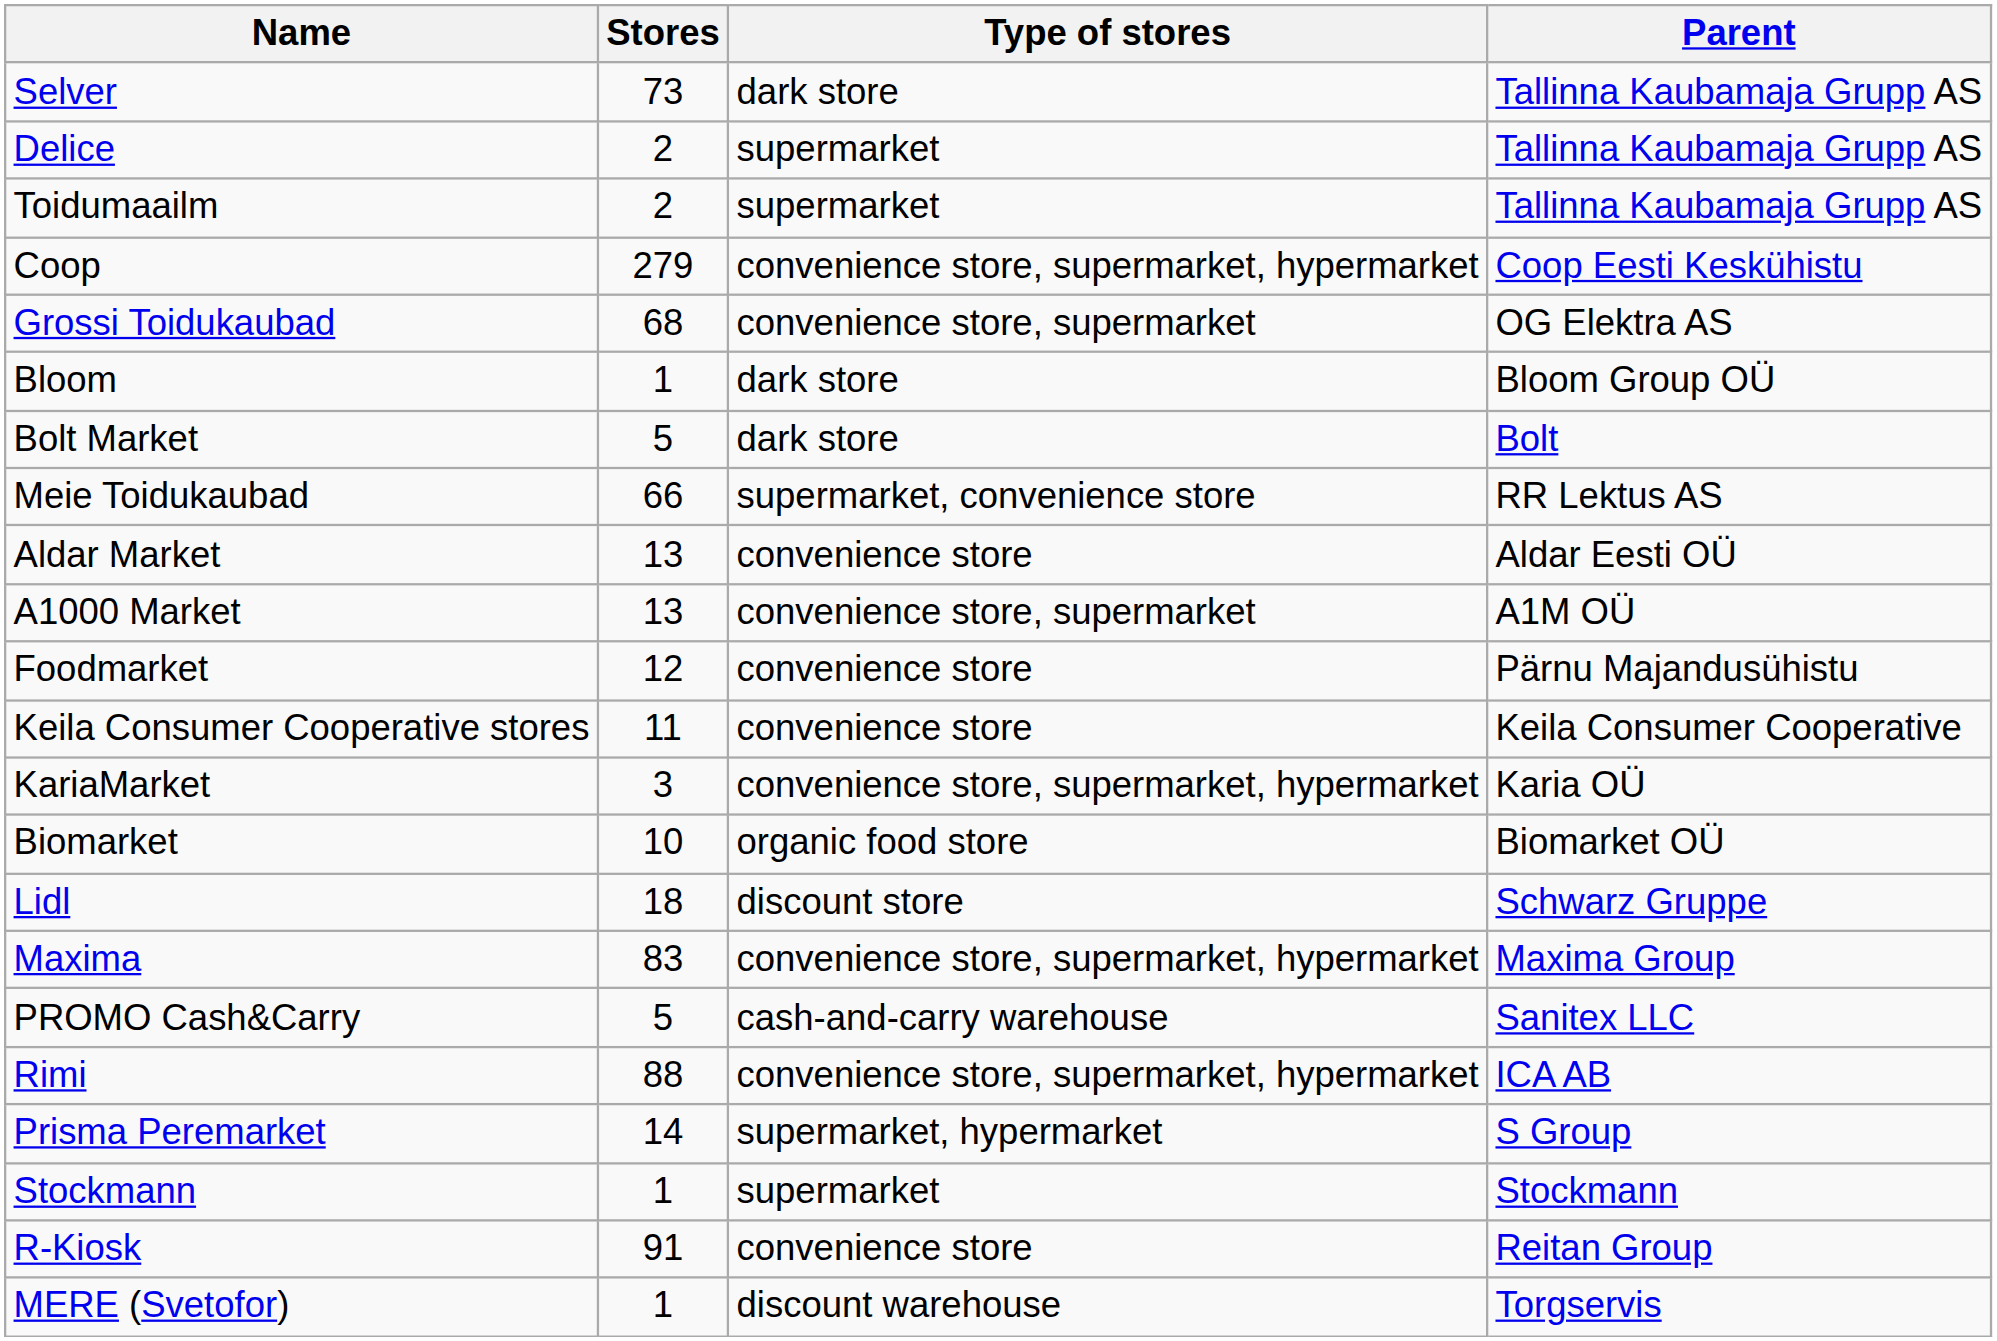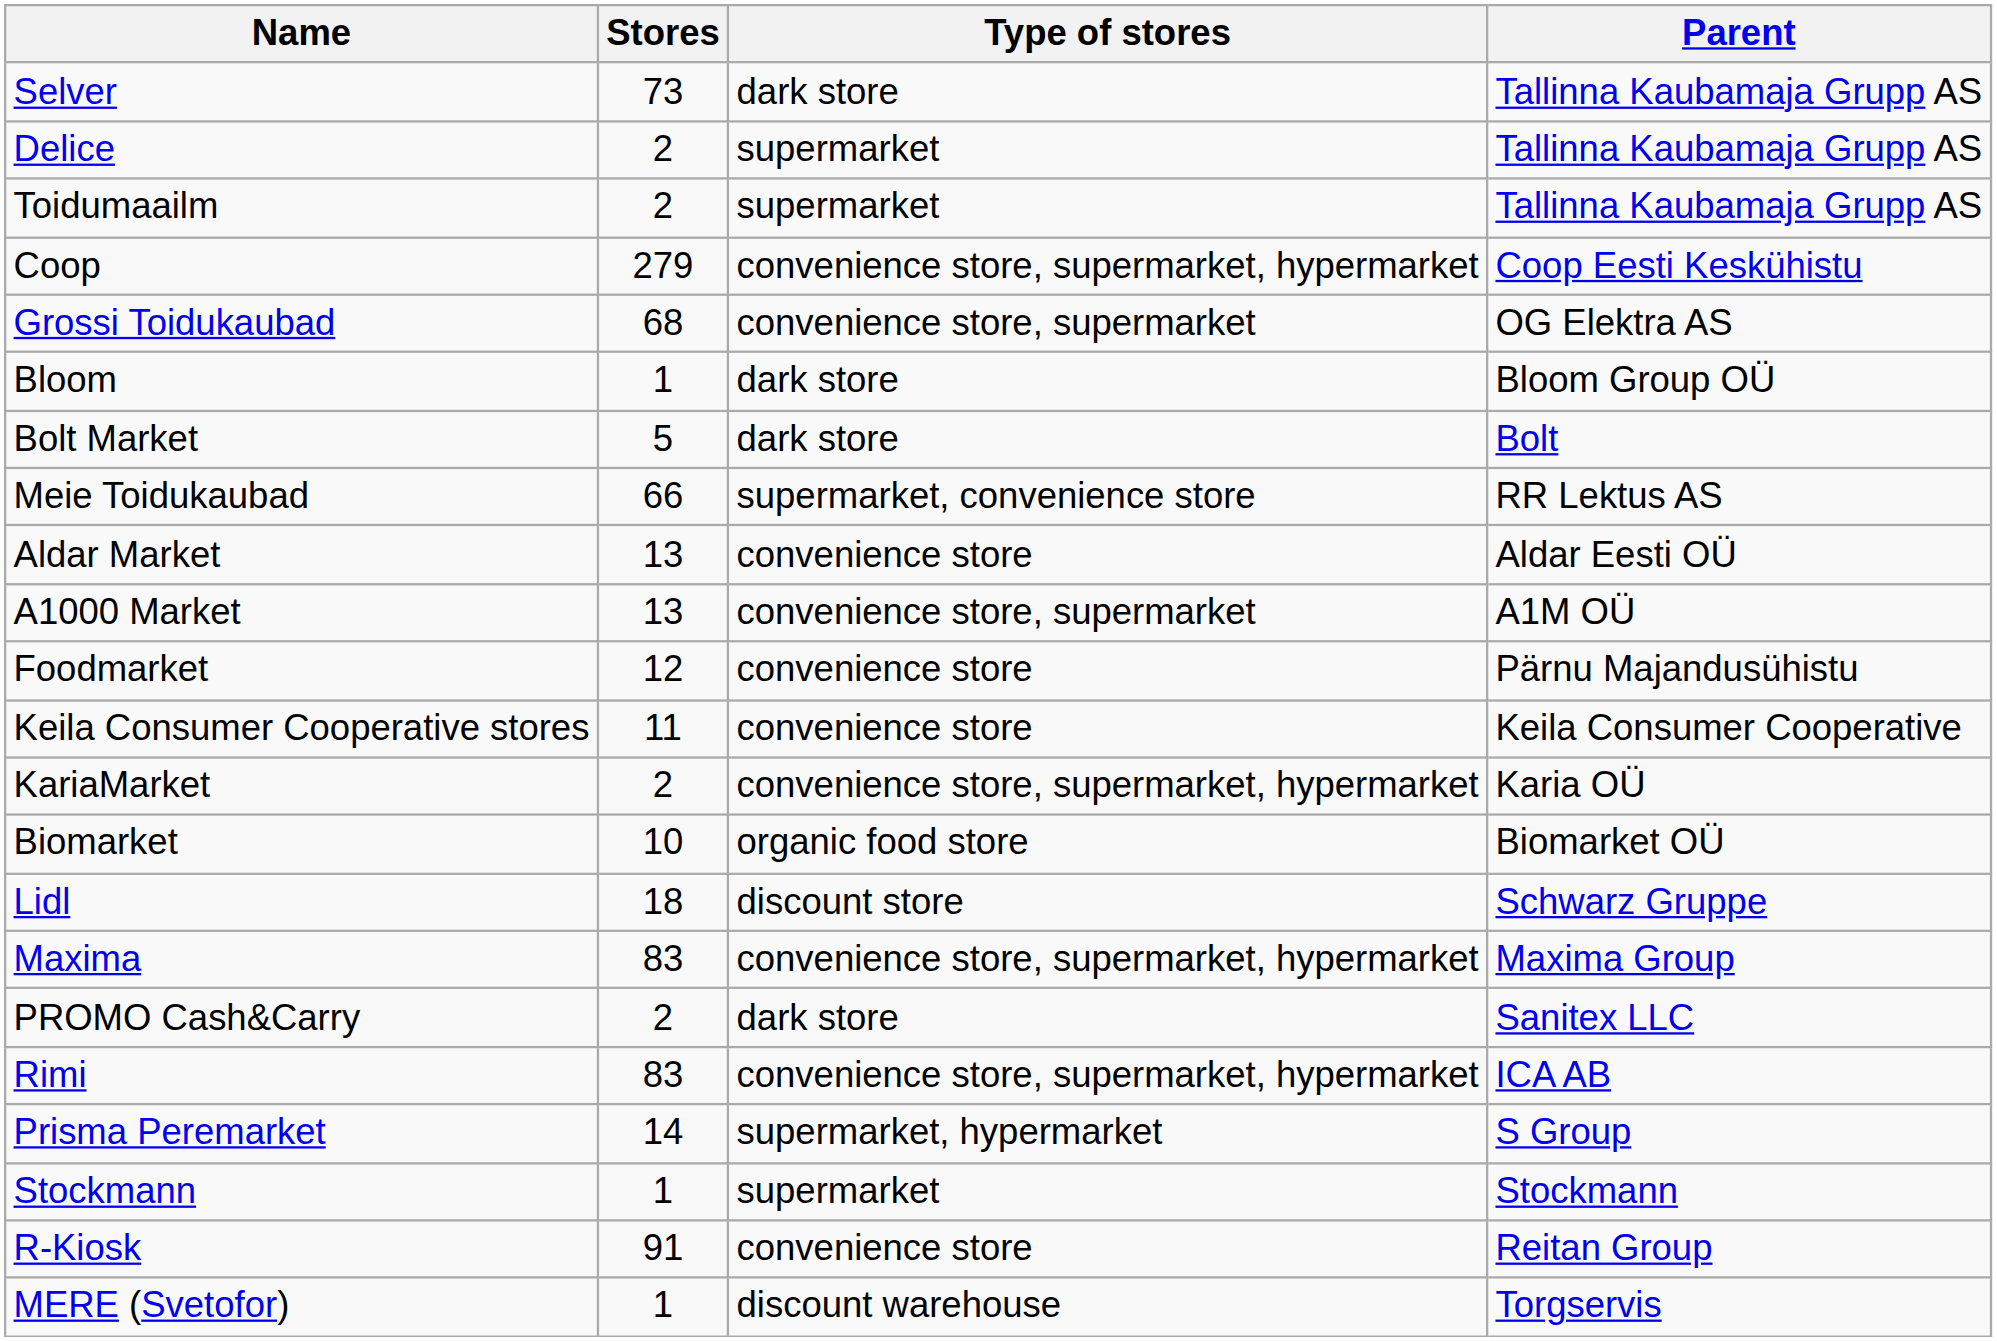(663, 785) 3 -> (663, 785) 2
(663, 1016) 5 -> (663, 1016) 2
(952, 1016) cash-and-carry warehouse -> (818, 1016) dark store
(663, 1074) 88 -> (663, 1074) 83
